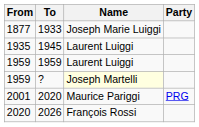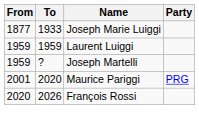- row: (50, 46)
(102, 79) lightyellow background -> (102, 63) no background
